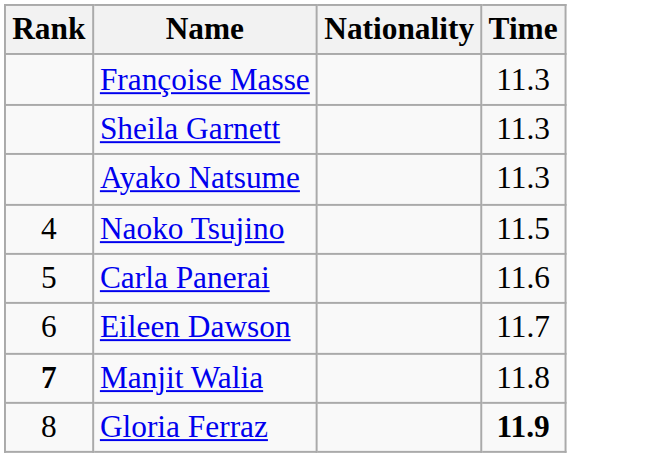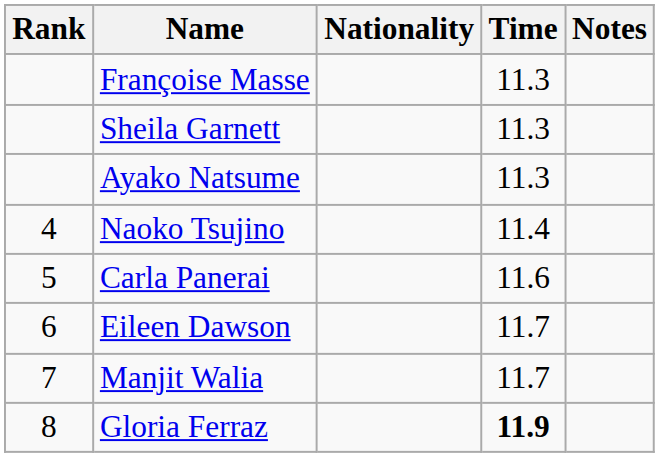+ column: (610, 29)
(523, 228) 11.5 -> (523, 228) 11.4
(49, 377) bold -> (49, 377) normal
(523, 377) 11.8 -> (523, 377) 11.7
